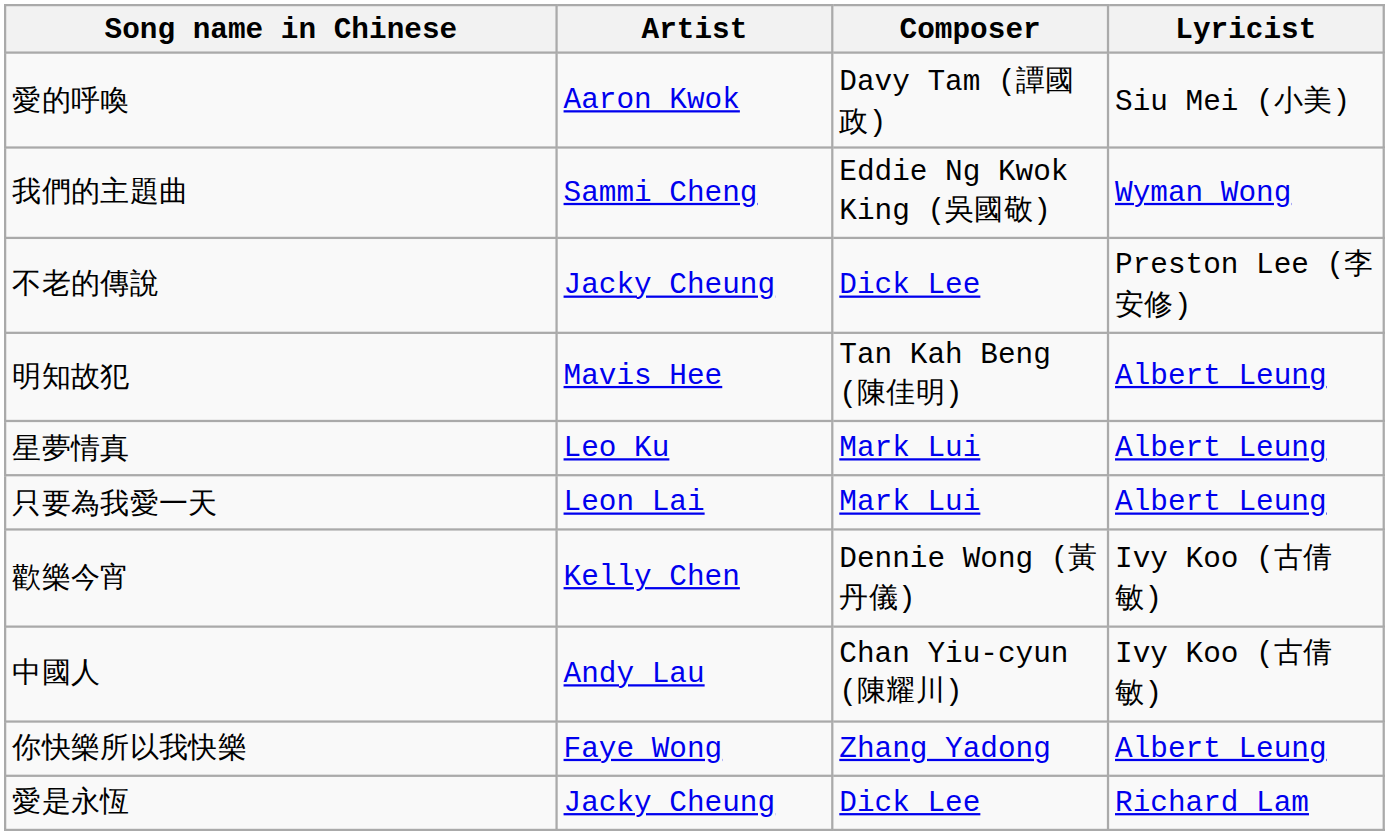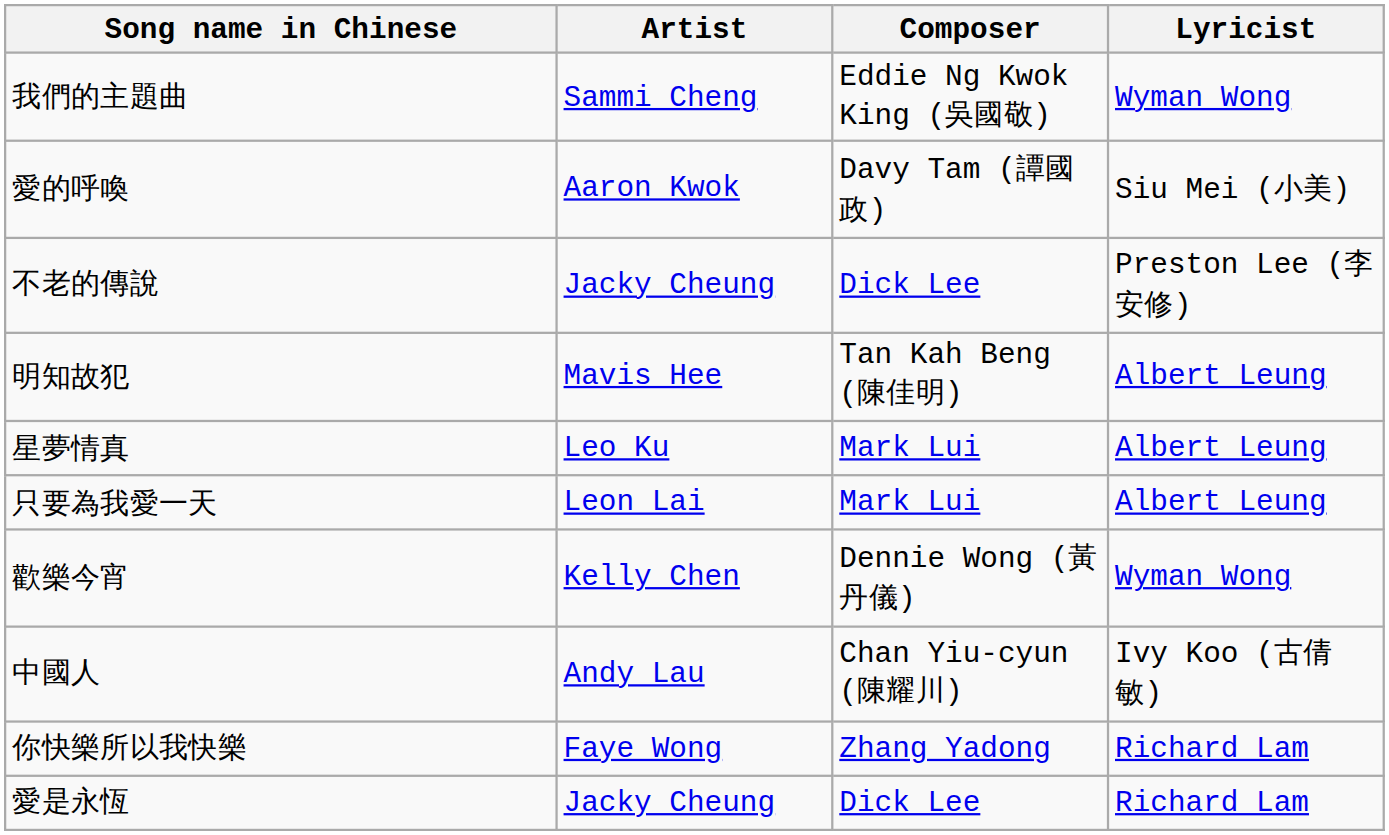rows swapped: (100, 194) <-> (71, 102)
(1224, 579) Ivy Koo (古倩敏) -> (1203, 578) Wyman Wong
(1221, 748) Albert Leung -> (1212, 748) Richard Lam
